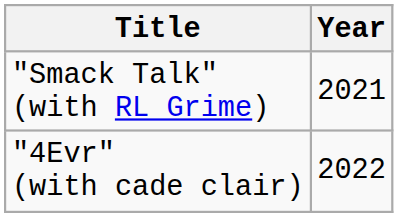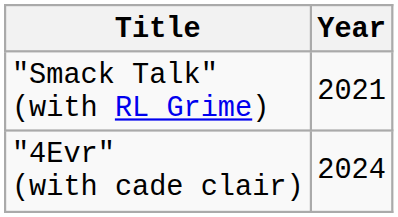(352, 171) 2022 -> (352, 171) 2024
